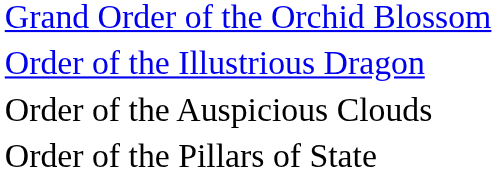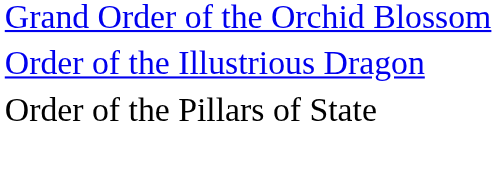- row: (219, 109)
